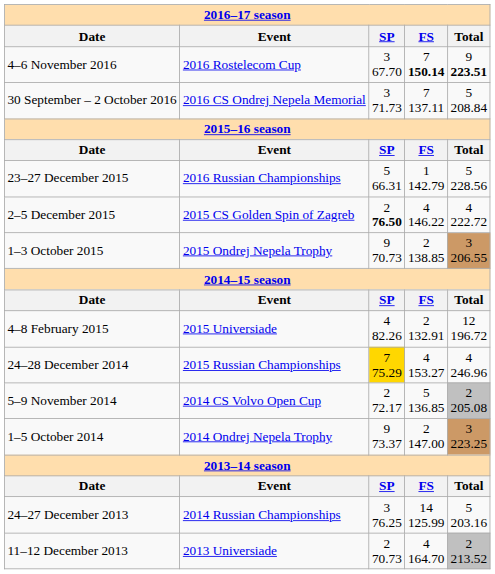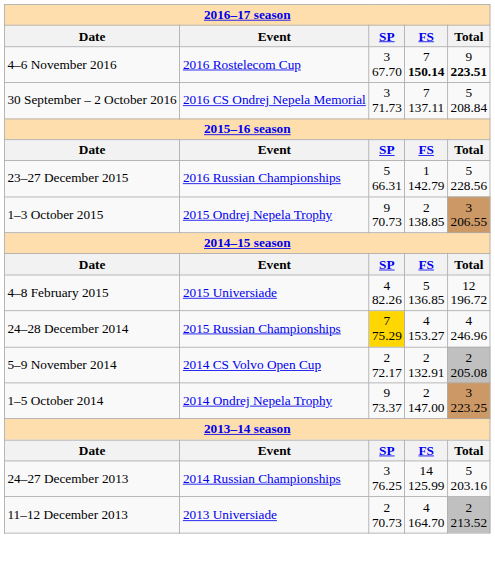- row: (61, 214)
(426, 328) 2 132.91 -> (426, 292) 5 136.85
(426, 400) 5 136.85 -> (426, 364) 2 132.91
